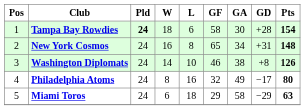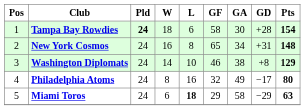(288, 63) 126 -> (288, 63) 129
(191, 96) normal -> (191, 96) bold
